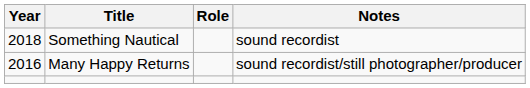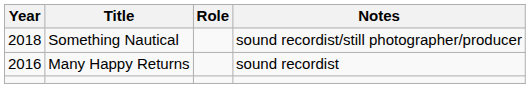(287, 40) sound recordist -> (379, 40) sound recordist/still photographer/producer
(379, 64) sound recordist/still photographer/producer -> (287, 64) sound recordist
